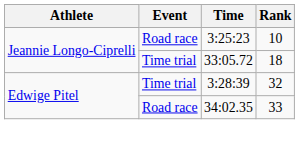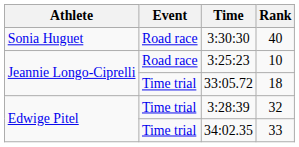+ row: (228, 39)
(170, 107) Road race -> (169, 130) Time trial
